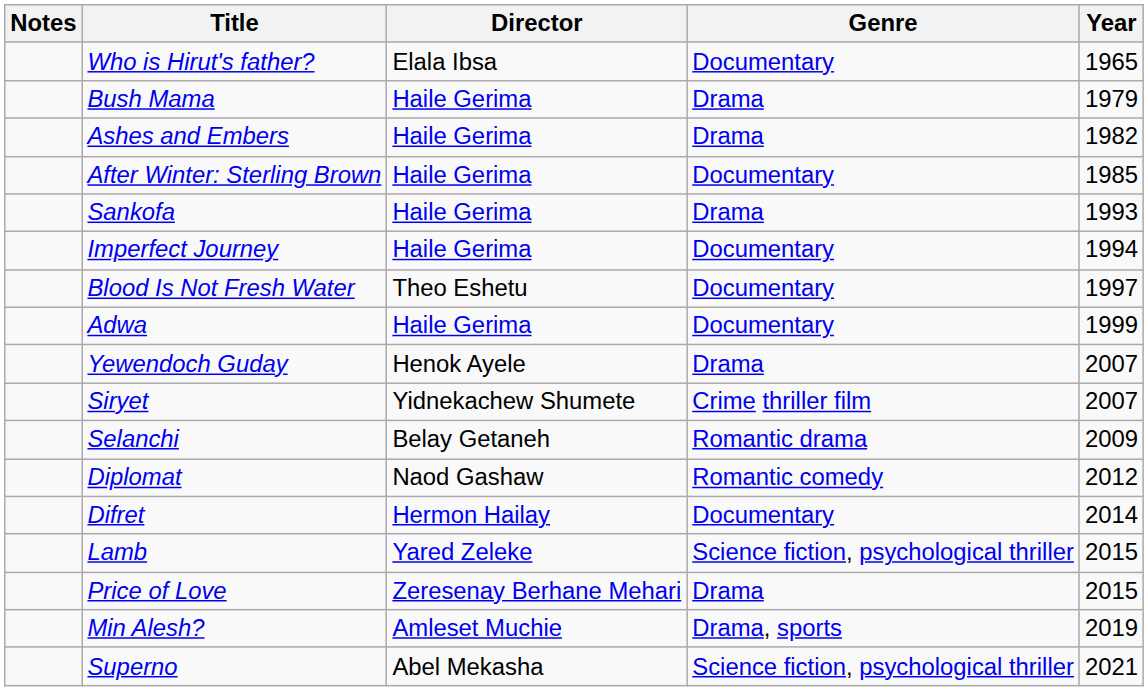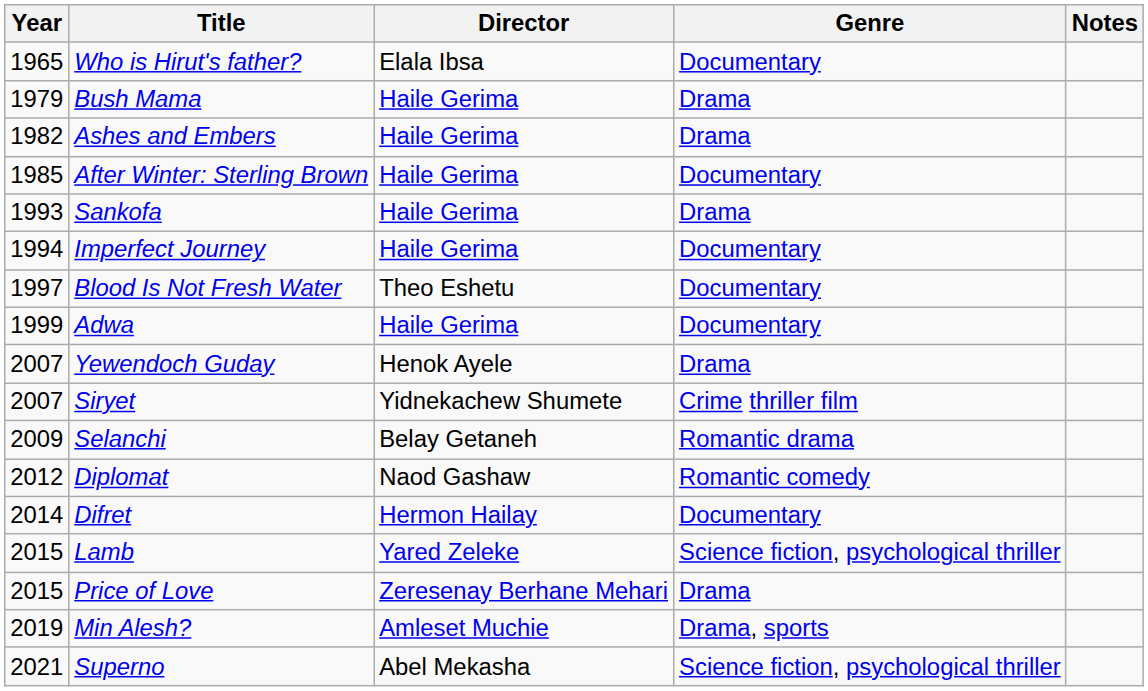columns swapped: (1111, 23) <-> (43, 23)
